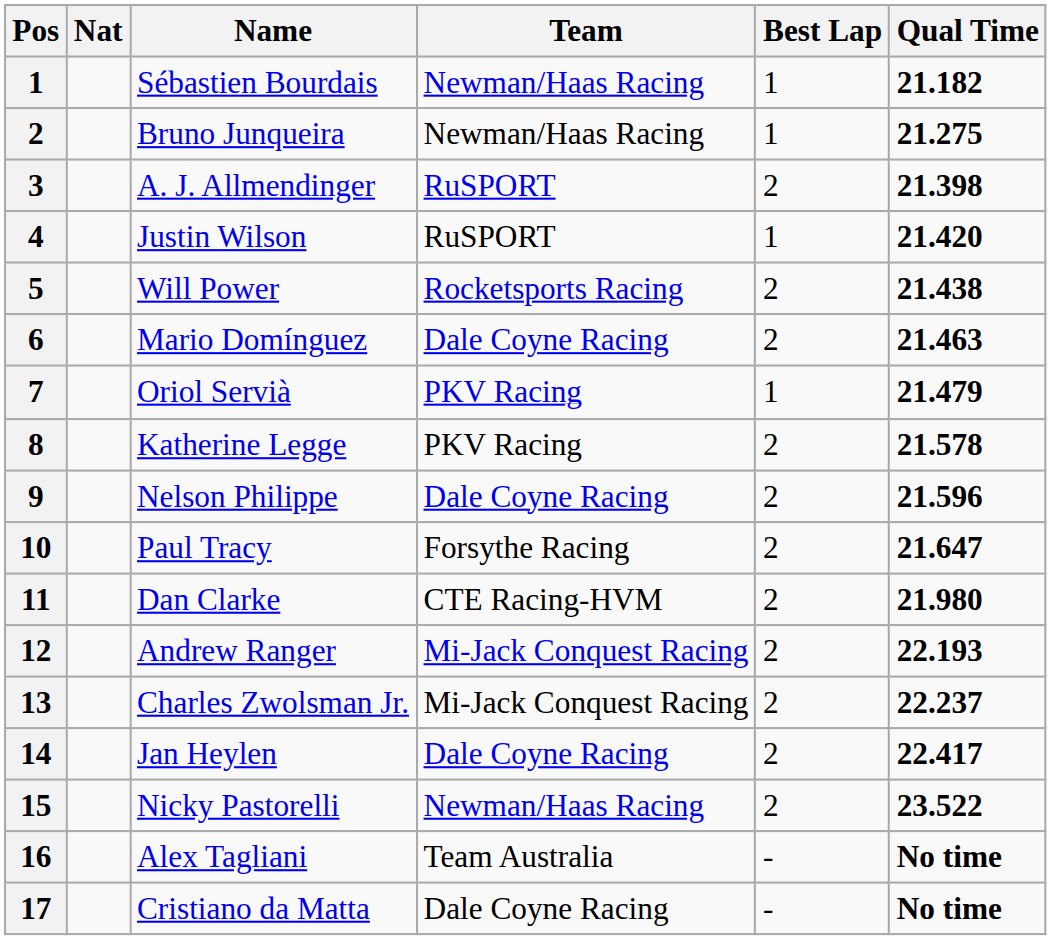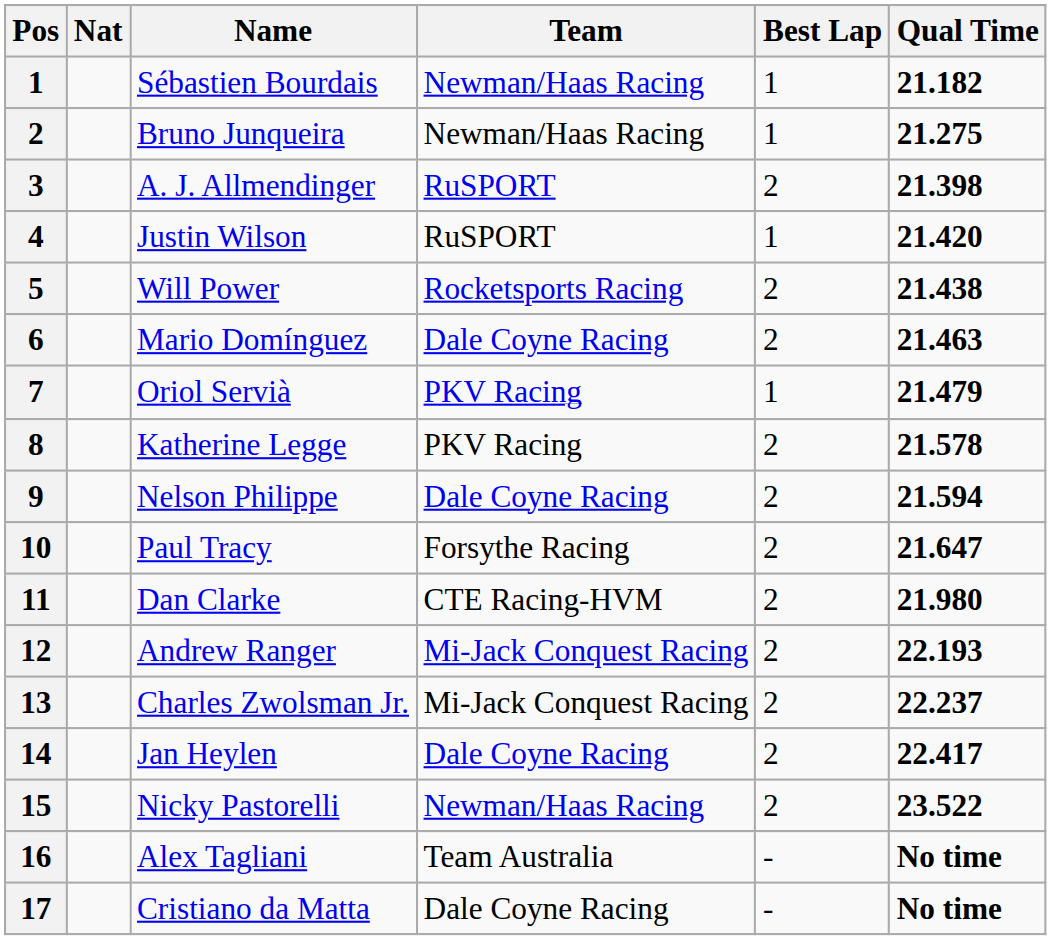(940, 495) 21.596 -> (940, 495) 21.594
